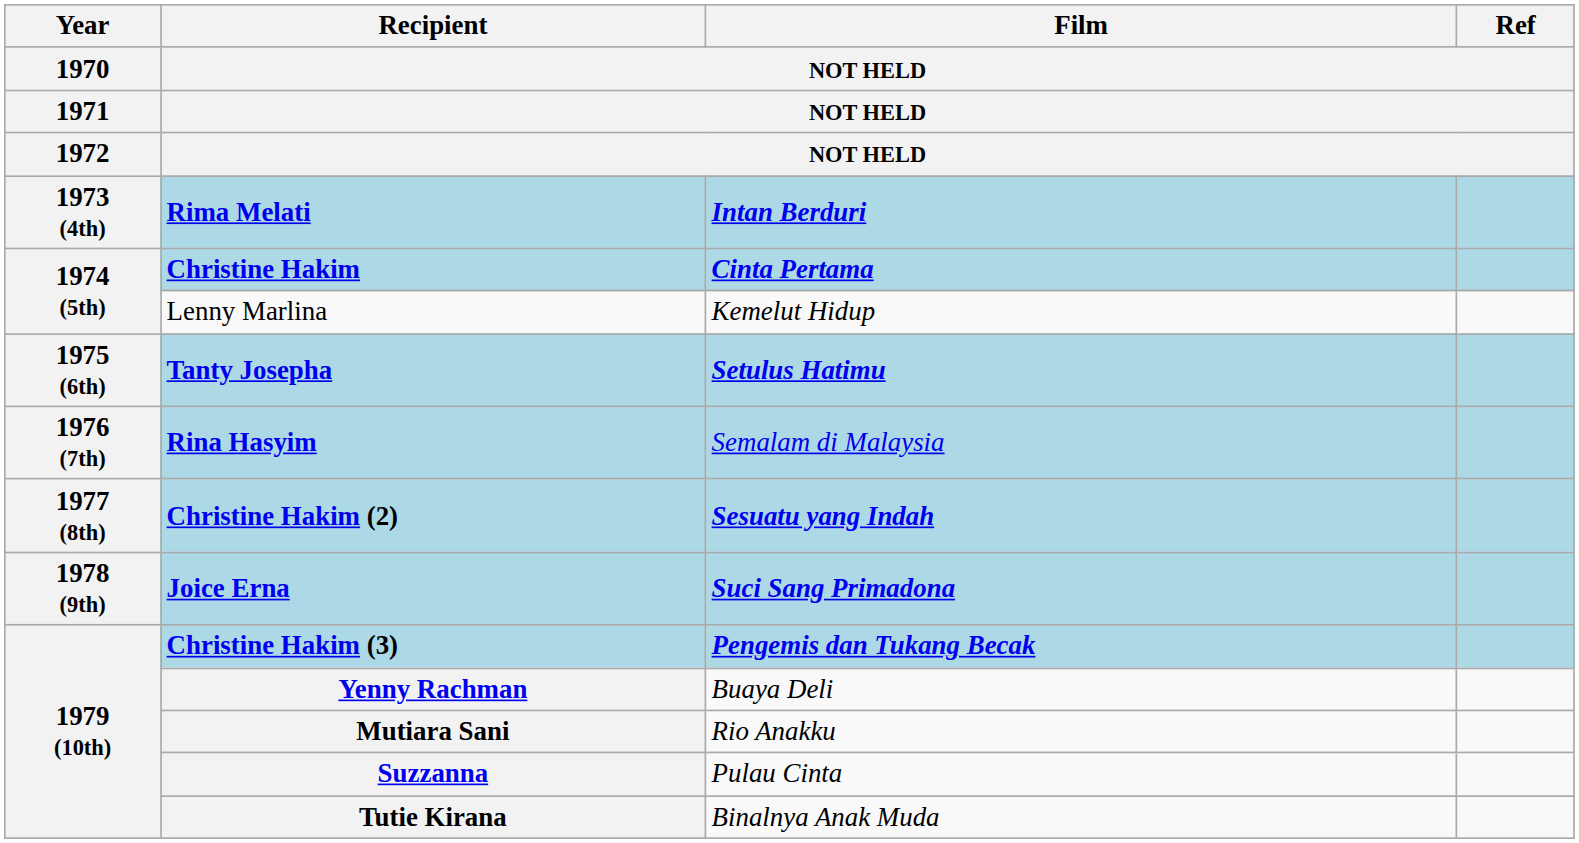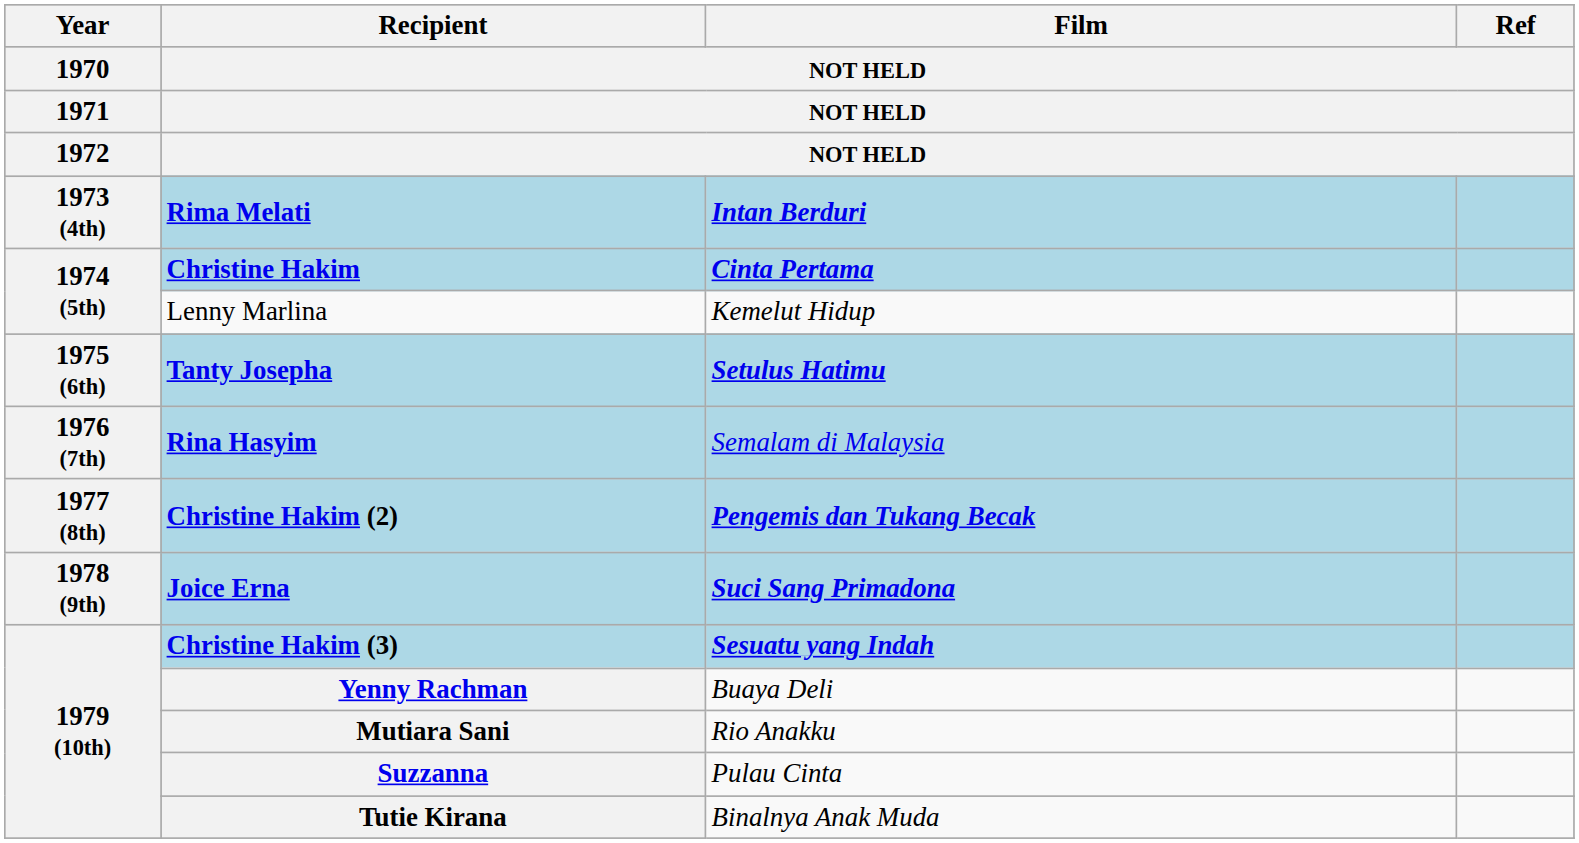(823, 515) Sesuatu yang Indah -> (874, 515) Pengemis dan Tukang Becak
(874, 645) Pengemis dan Tukang Becak -> (823, 645) Sesuatu yang Indah
